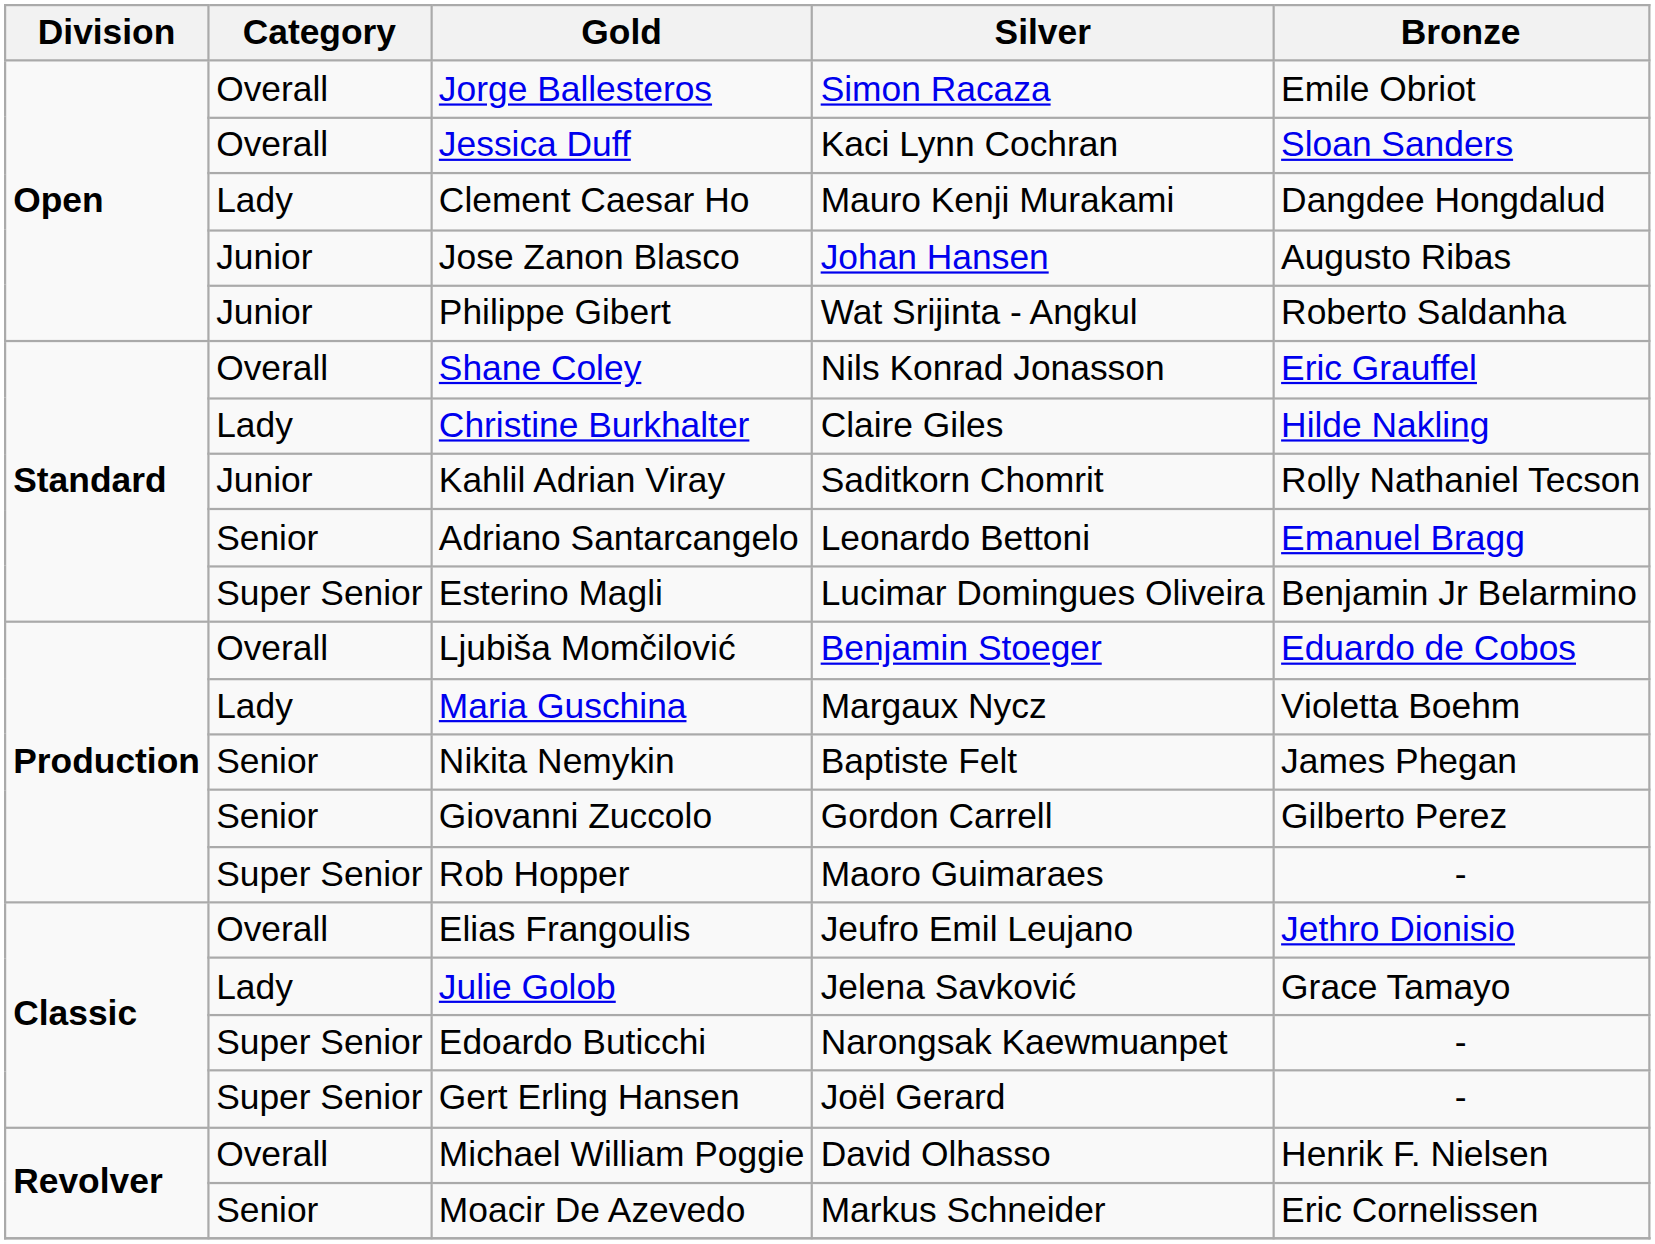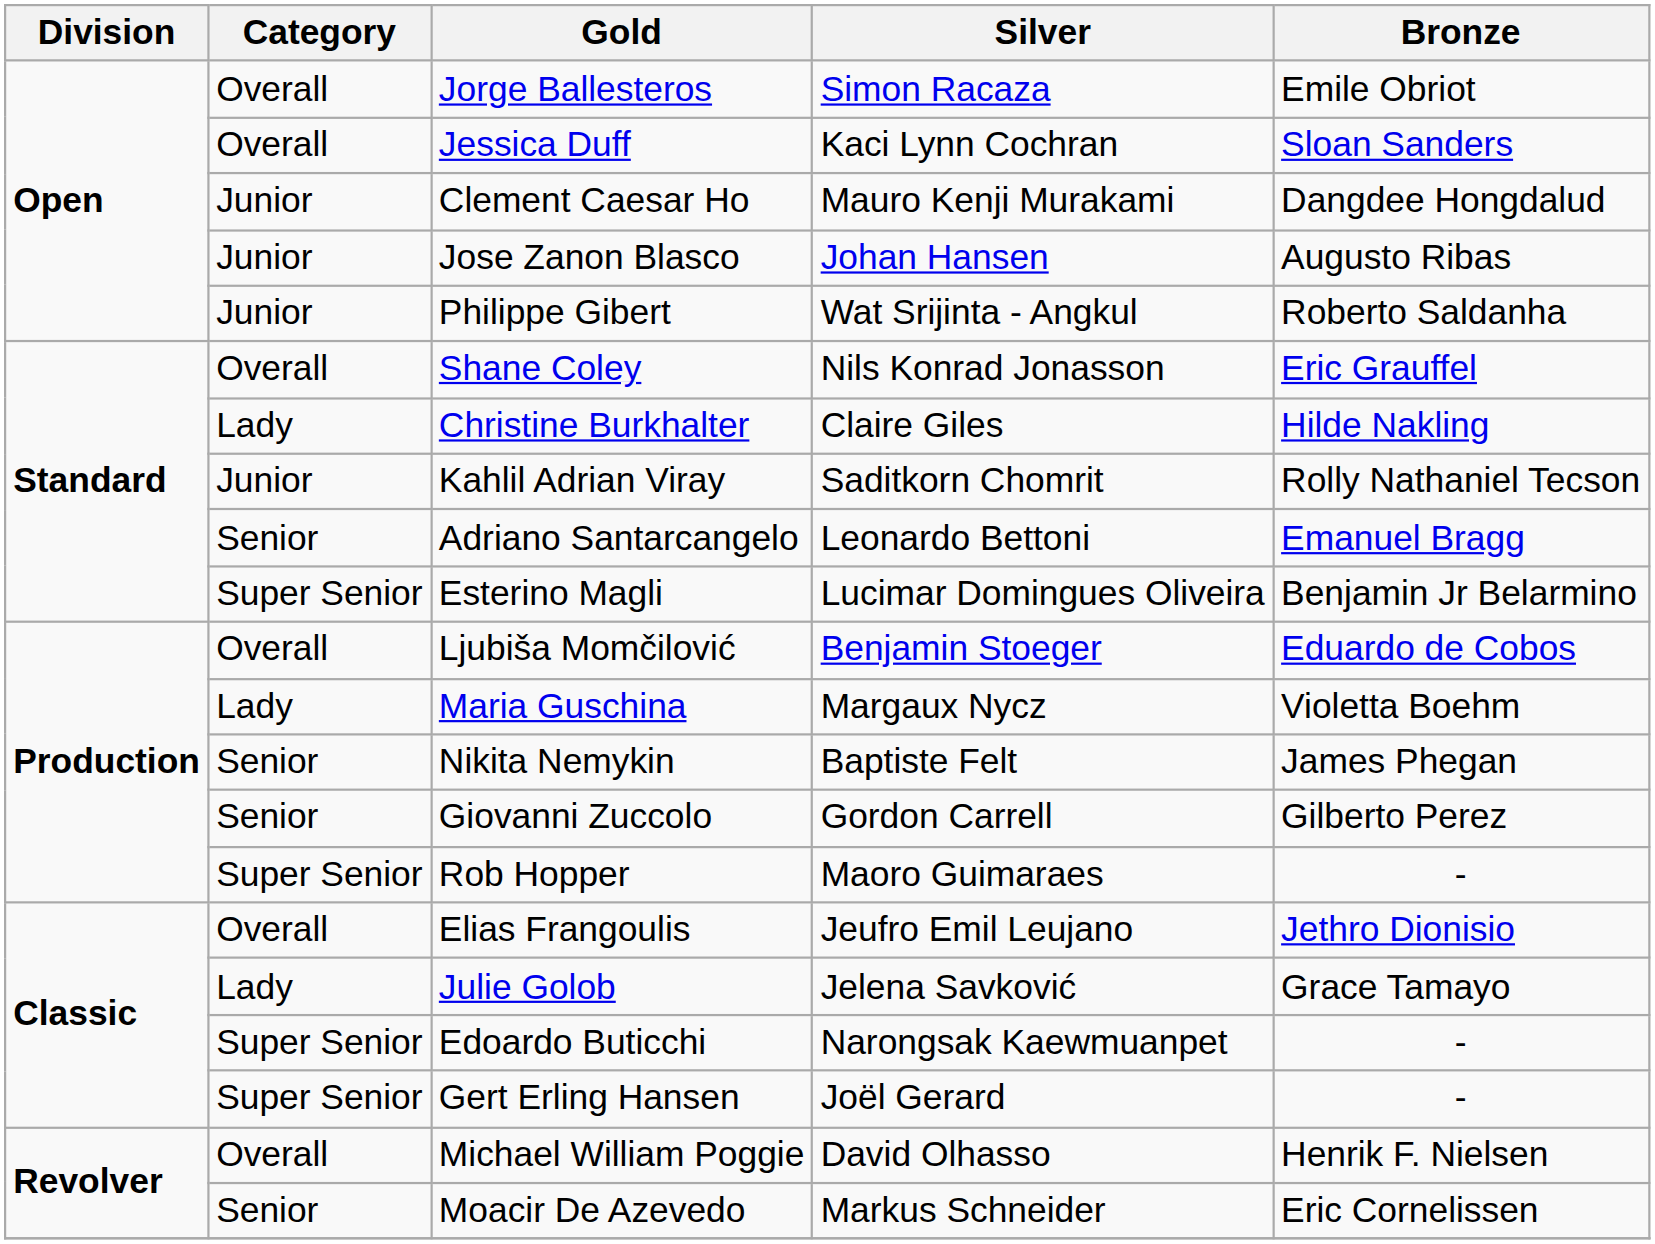(255, 200) Lady -> (264, 200) Junior
